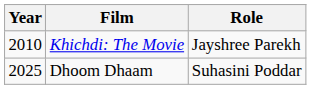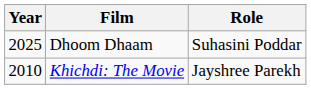rows swapped: (117, 44) <-> (101, 71)
